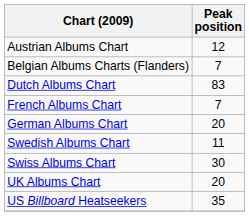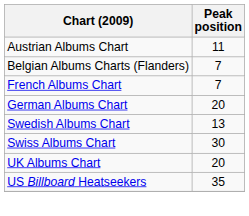(218, 47) 12 -> (218, 47) 11
- row: (61, 85)
(218, 143) 11 -> (218, 124) 13
